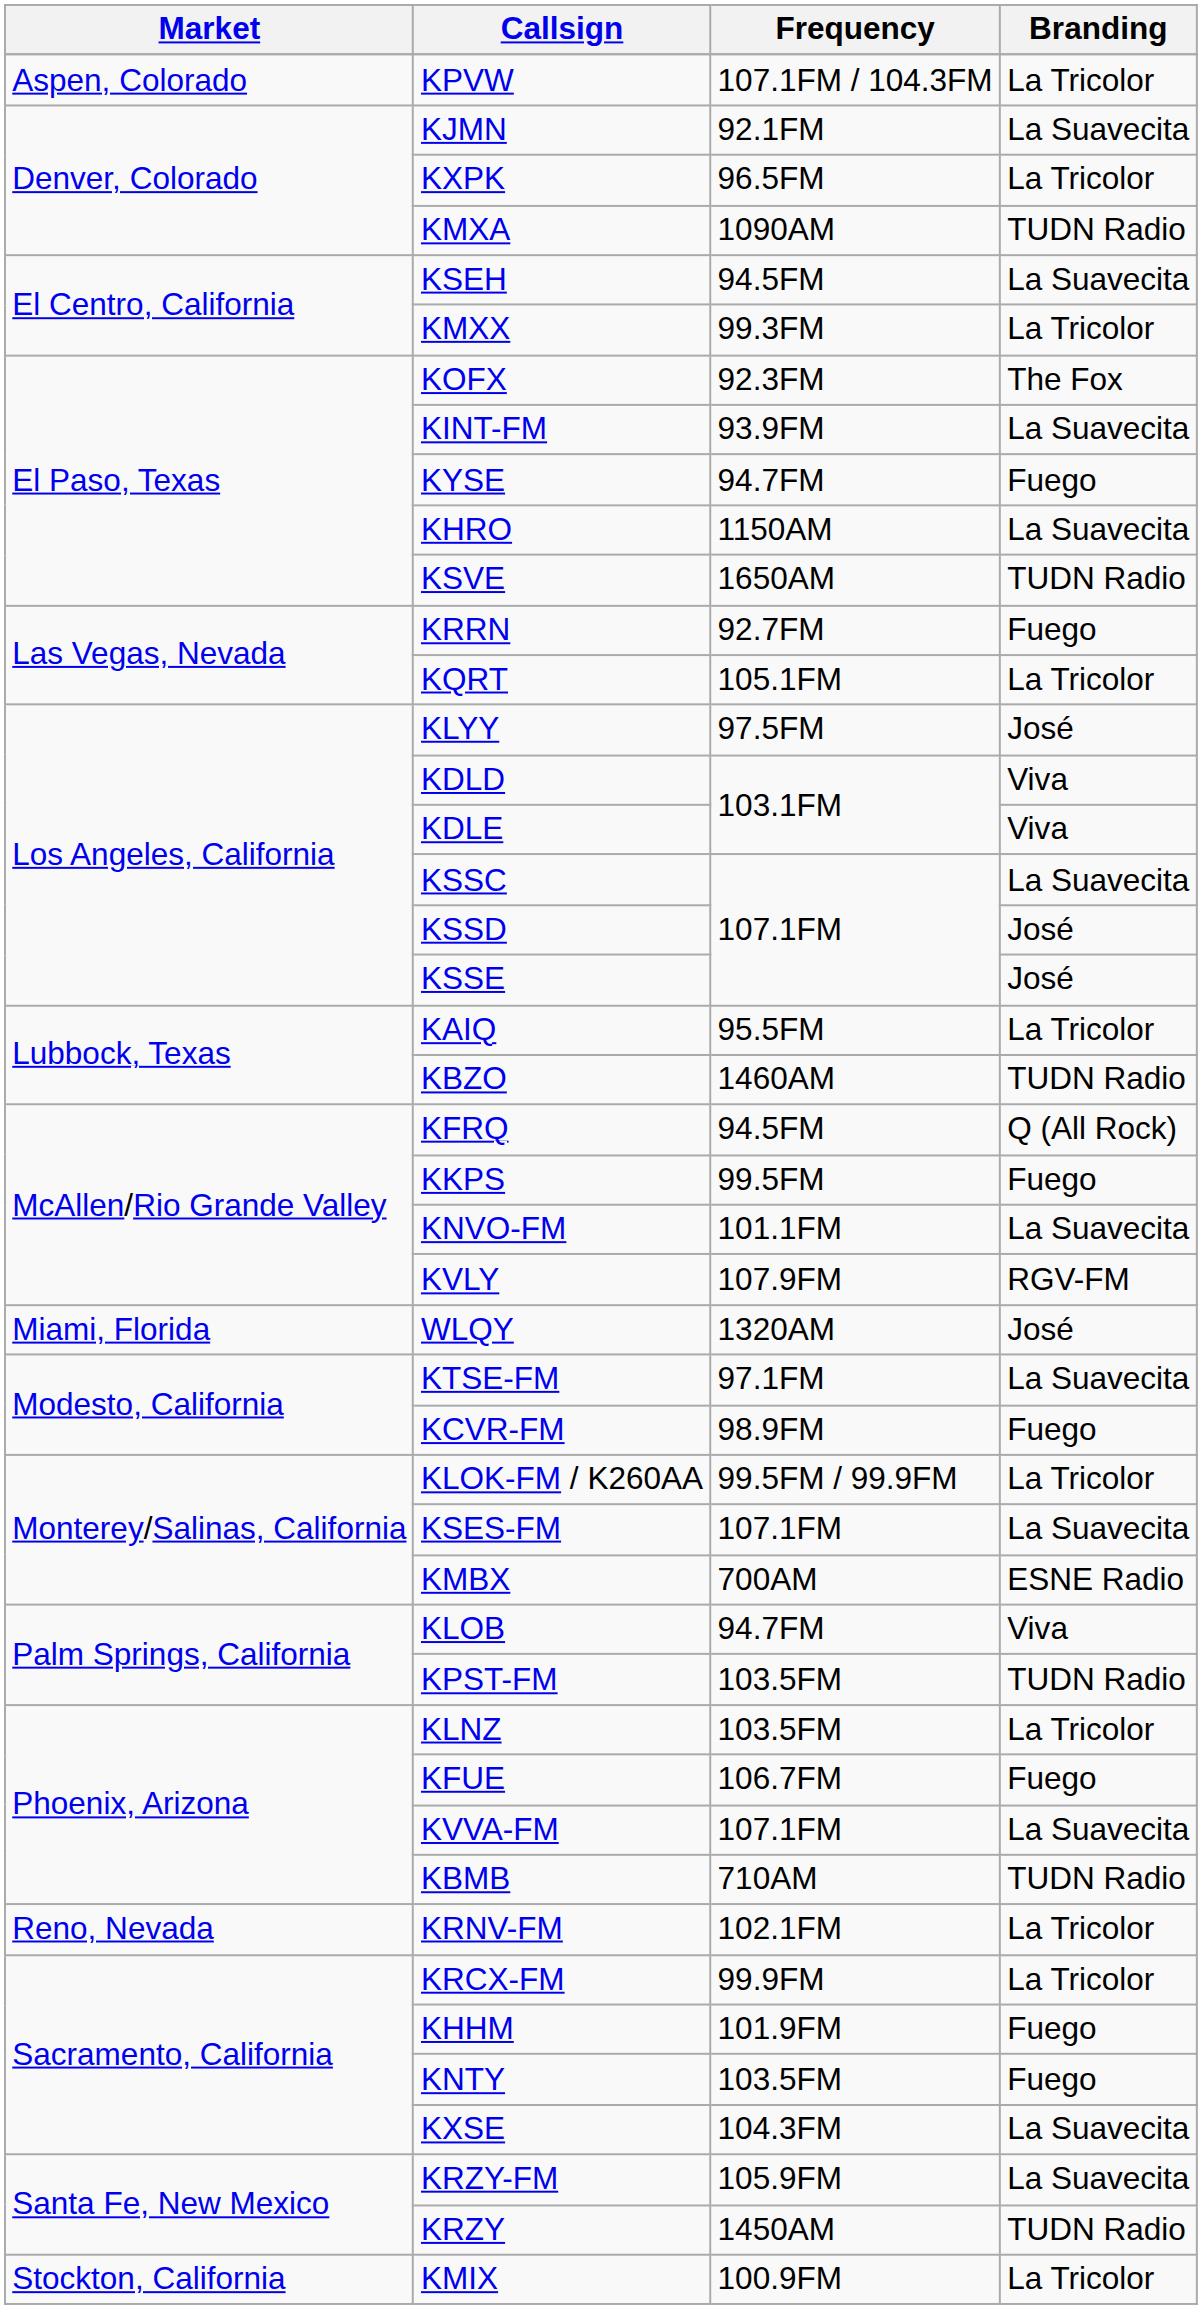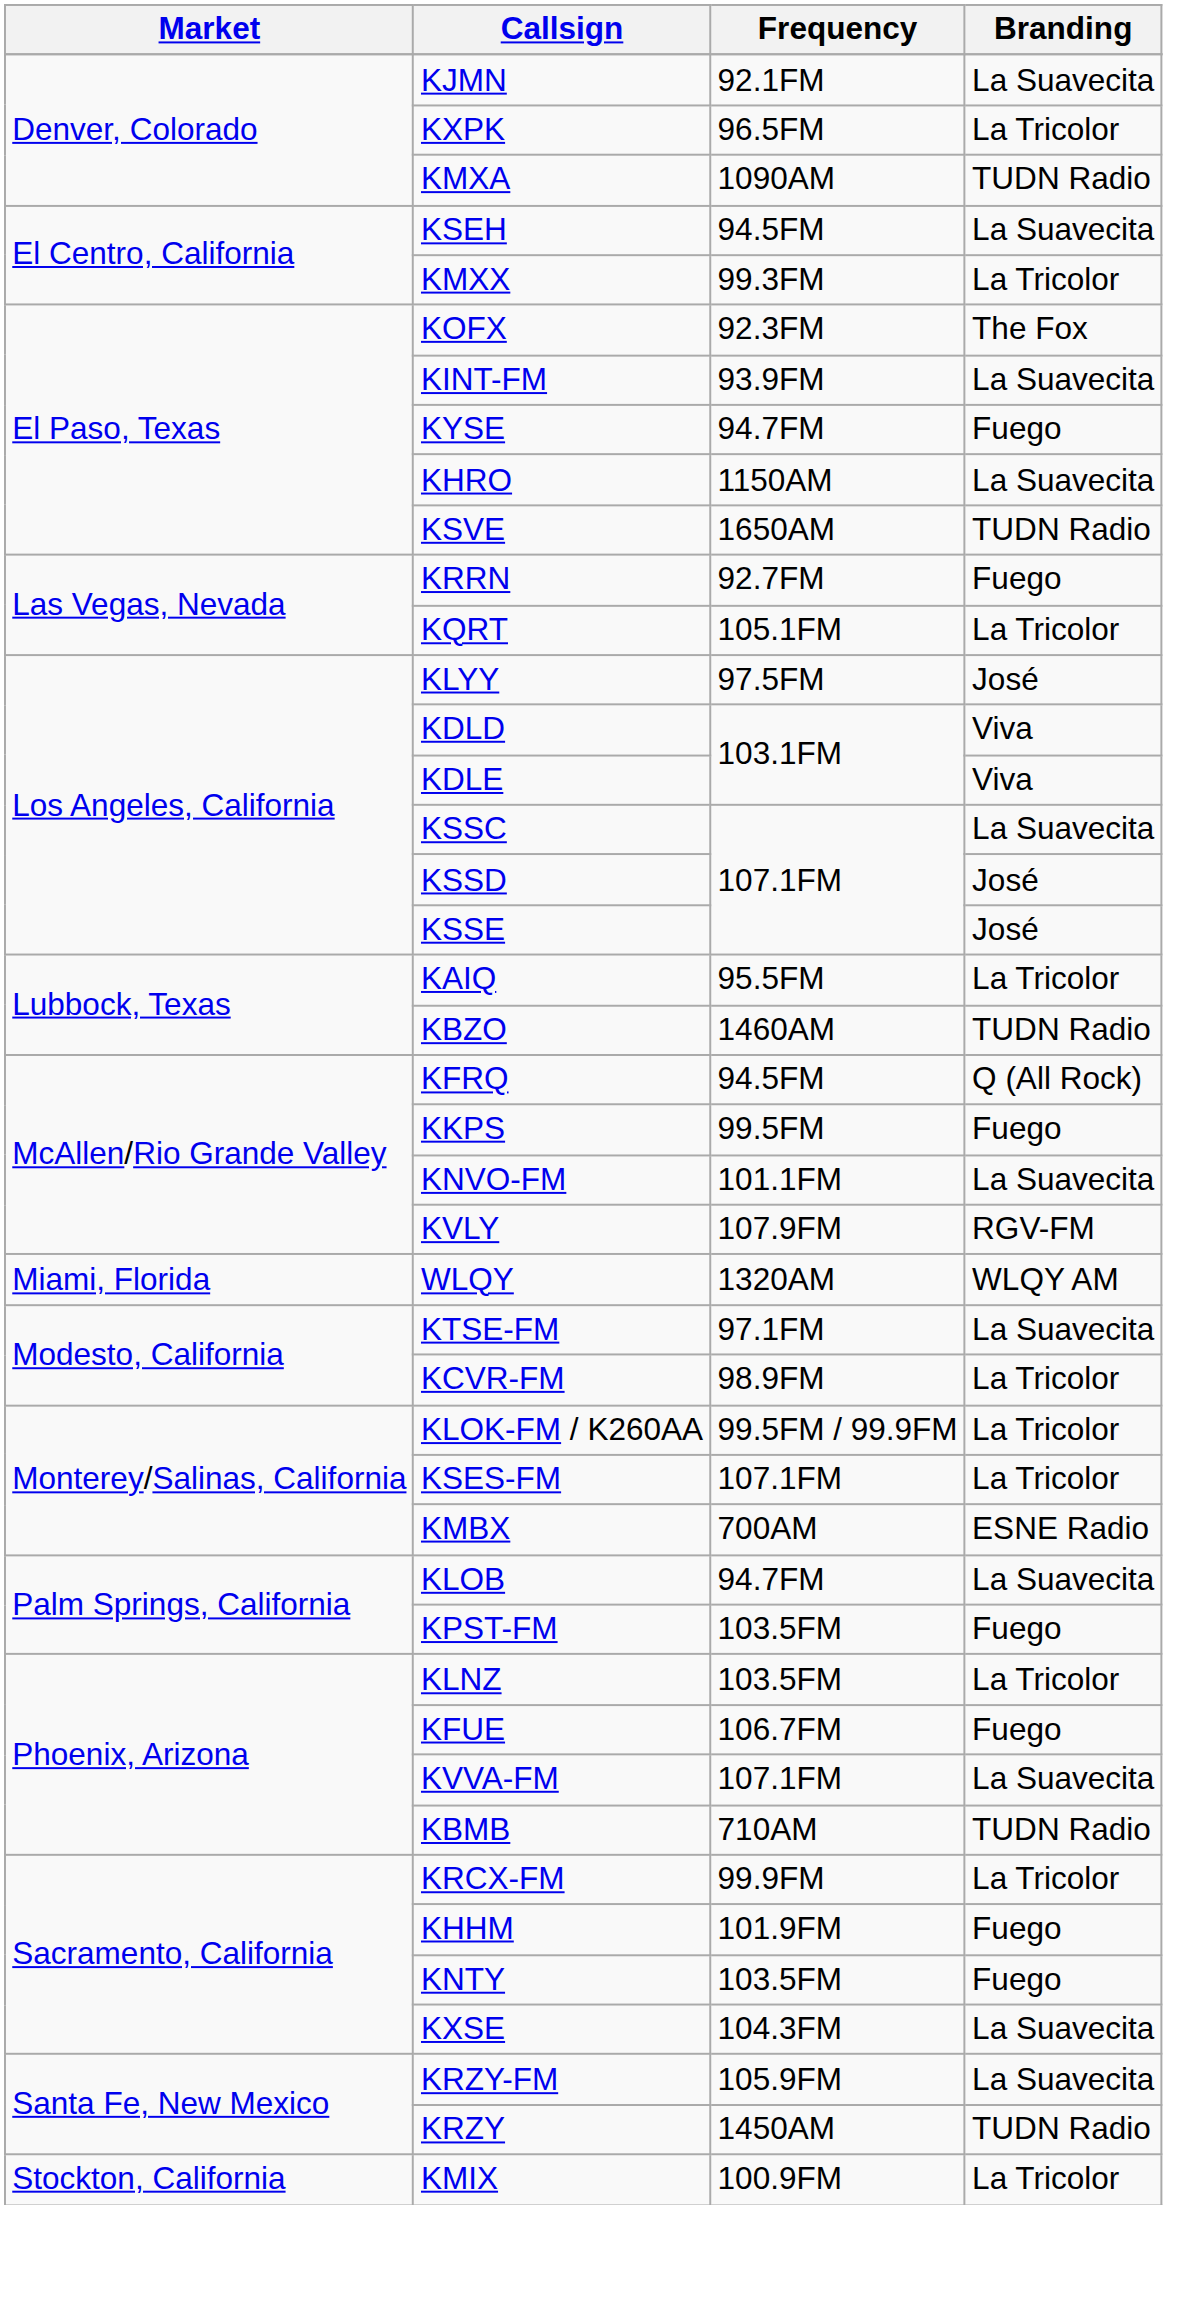- row: (467, 79)
(1040, 1329) José -> (1045, 1279) WLQY AM
(1052, 1429) Fuego -> (1046, 1379) La Tricolor
(1098, 1529) La Suavecita -> (1046, 1479) La Tricolor
(1038, 1629) Viva -> (1063, 1579) La Suavecita
(1096, 1679) TUDN Radio -> (1017, 1629) Fuego
- row: (492, 1929)
